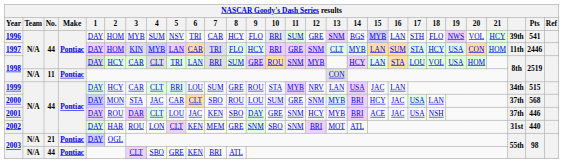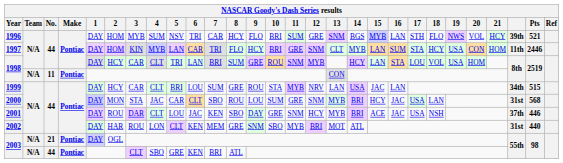(275, 36) lavender background -> (275, 36) no background
(535, 36) 541 -> (535, 36) 521
(517, 101) 37th -> (517, 101) 31st
(296, 126) SNM -> (296, 126) MYB
